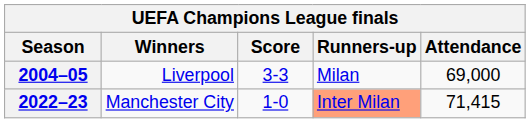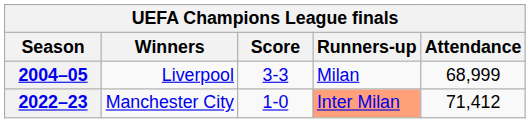(473, 74) 69,000 -> (473, 74) 68,999
(473, 103) 71,415 -> (473, 103) 71,412
